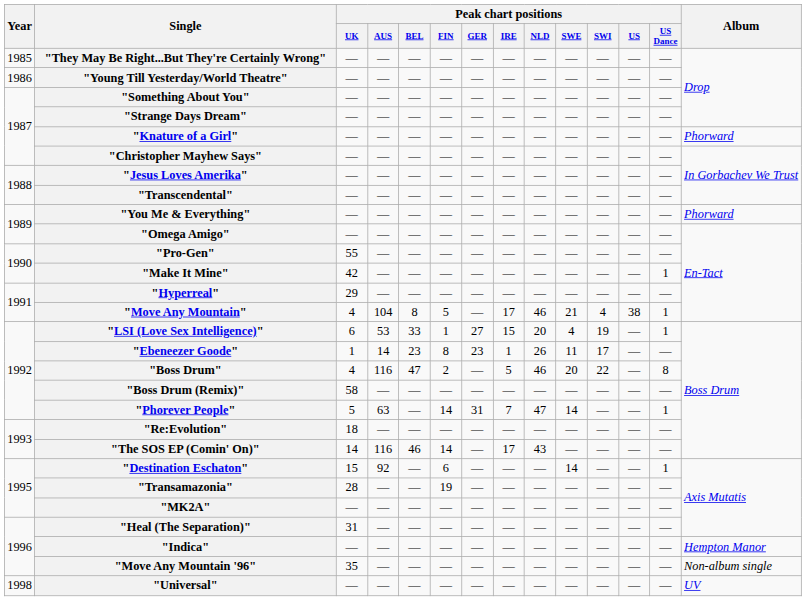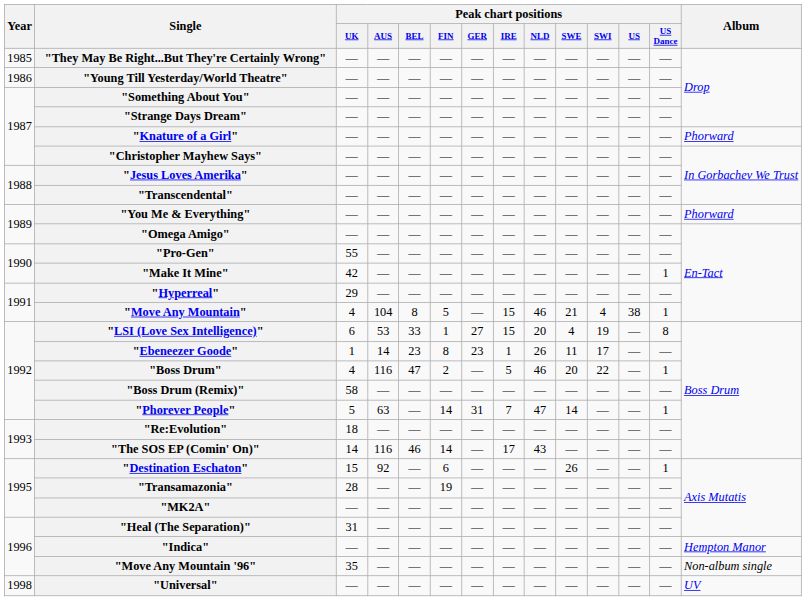(509, 312) 17 -> (509, 312) 15
(666, 331) 1 -> (666, 331) 8
(666, 370) 8 -> (666, 370) 1
(571, 468) 14 -> (571, 468) 26
